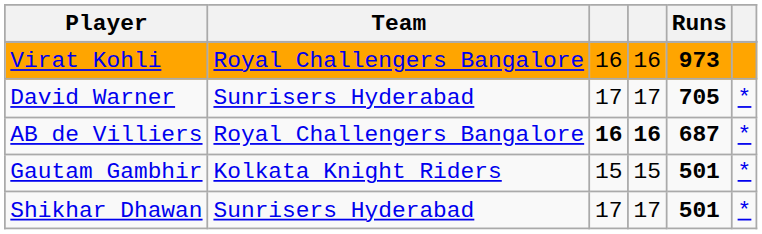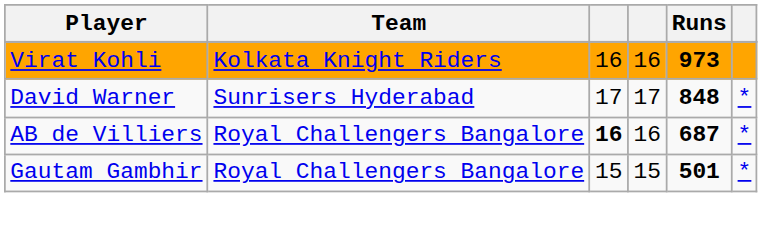(399, 61) Royal Challengers Bangalore -> (358, 61) Kolkata Knight Riders
(699, 98) 705 -> (699, 98) 848
(647, 135) bold -> (647, 135) normal
(358, 173) Kolkata Knight Riders -> (399, 173) Royal Challengers Bangalore
- row: (106, 210)
